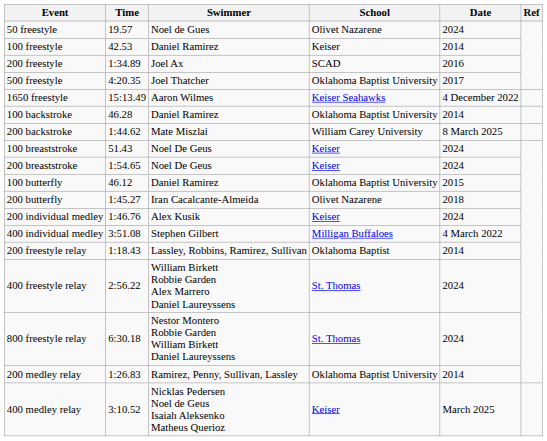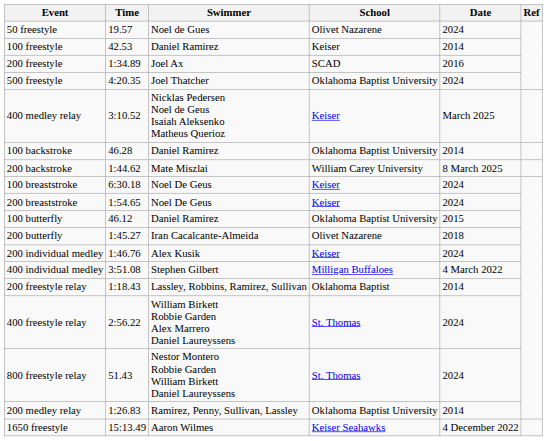(453, 81) 2017 -> (453, 81) 2024
rows swapped: (37, 98) <-> (44, 409)
(120, 149) 51.43 -> (124, 185) 6:30.18
(124, 339) 6:30.18 -> (120, 375) 51.43
